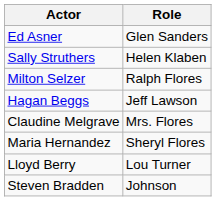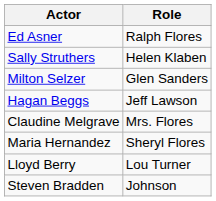(167, 36) Glen Sanders -> (164, 36) Ralph Flores
(164, 79) Ralph Flores -> (167, 79) Glen Sanders
